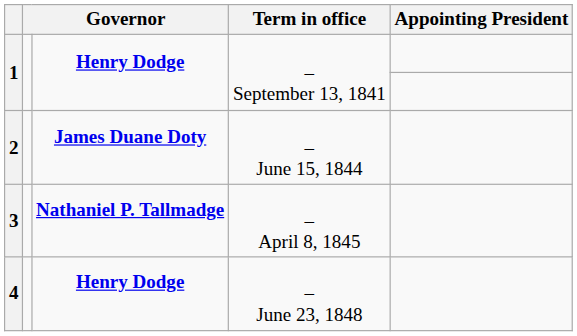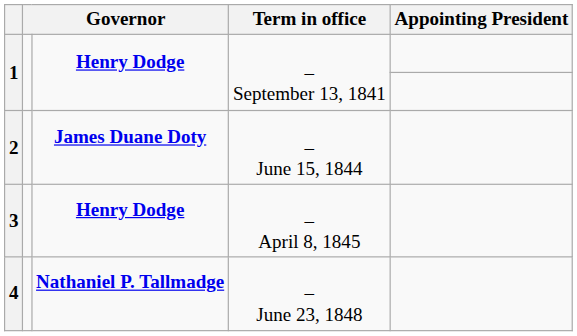(130, 209) Nathaniel P. Tallmadge -> (130, 209) Henry Dodge
(130, 282) Henry Dodge -> (130, 282) Nathaniel P. Tallmadge
